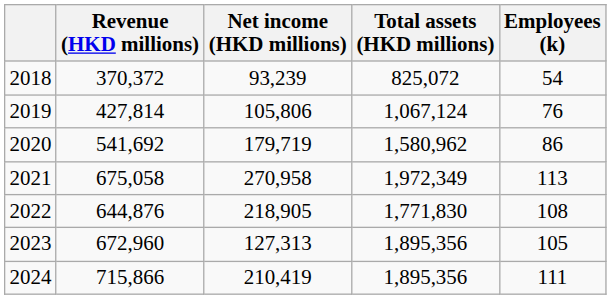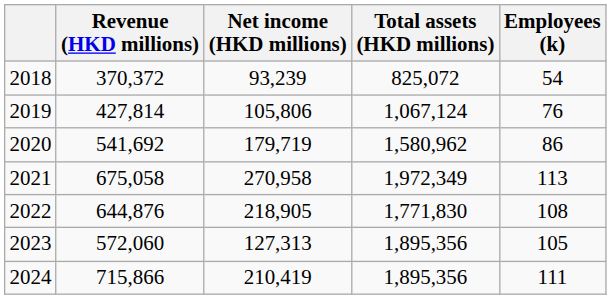(130, 244) 672,960 -> (130, 244) 572,060
